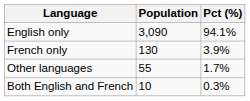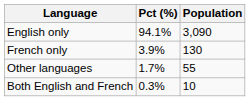columns swapped: (168, 13) <-> (223, 13)
